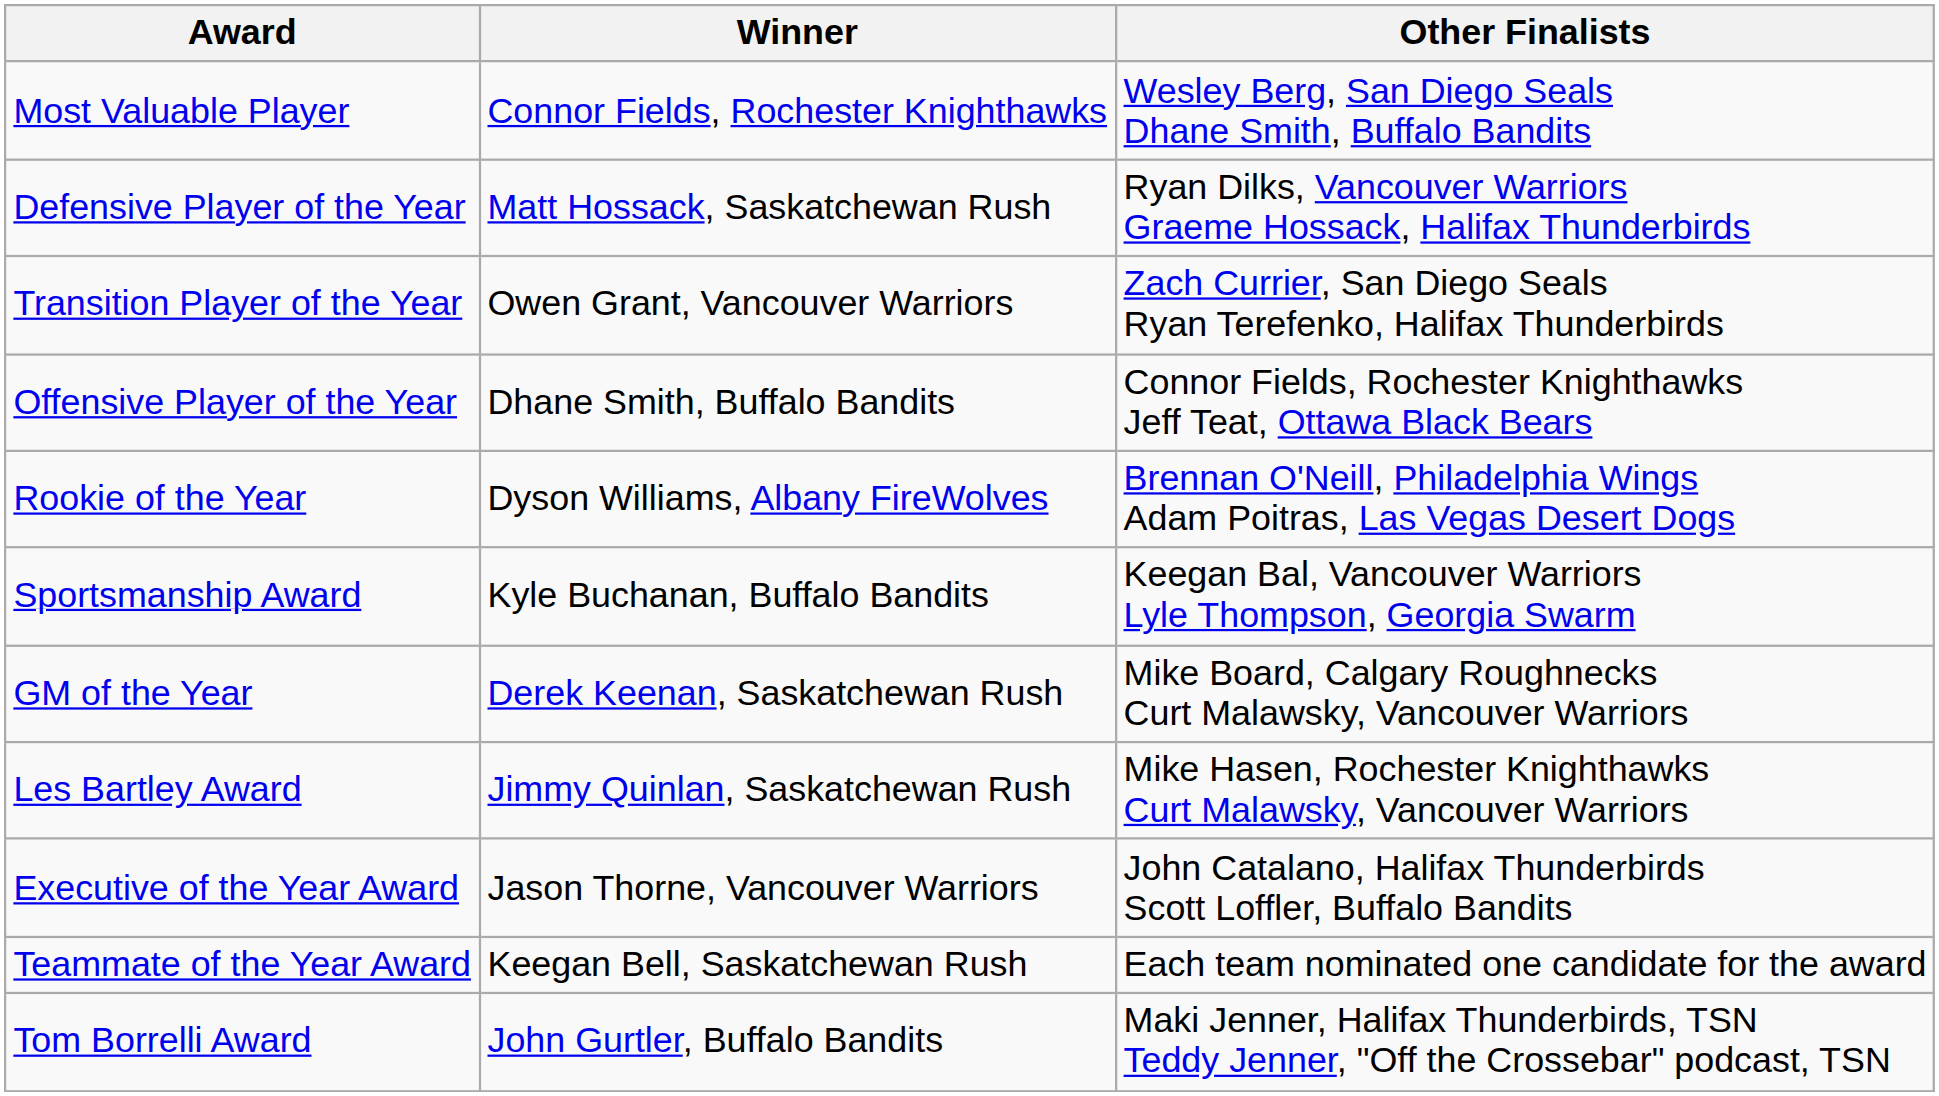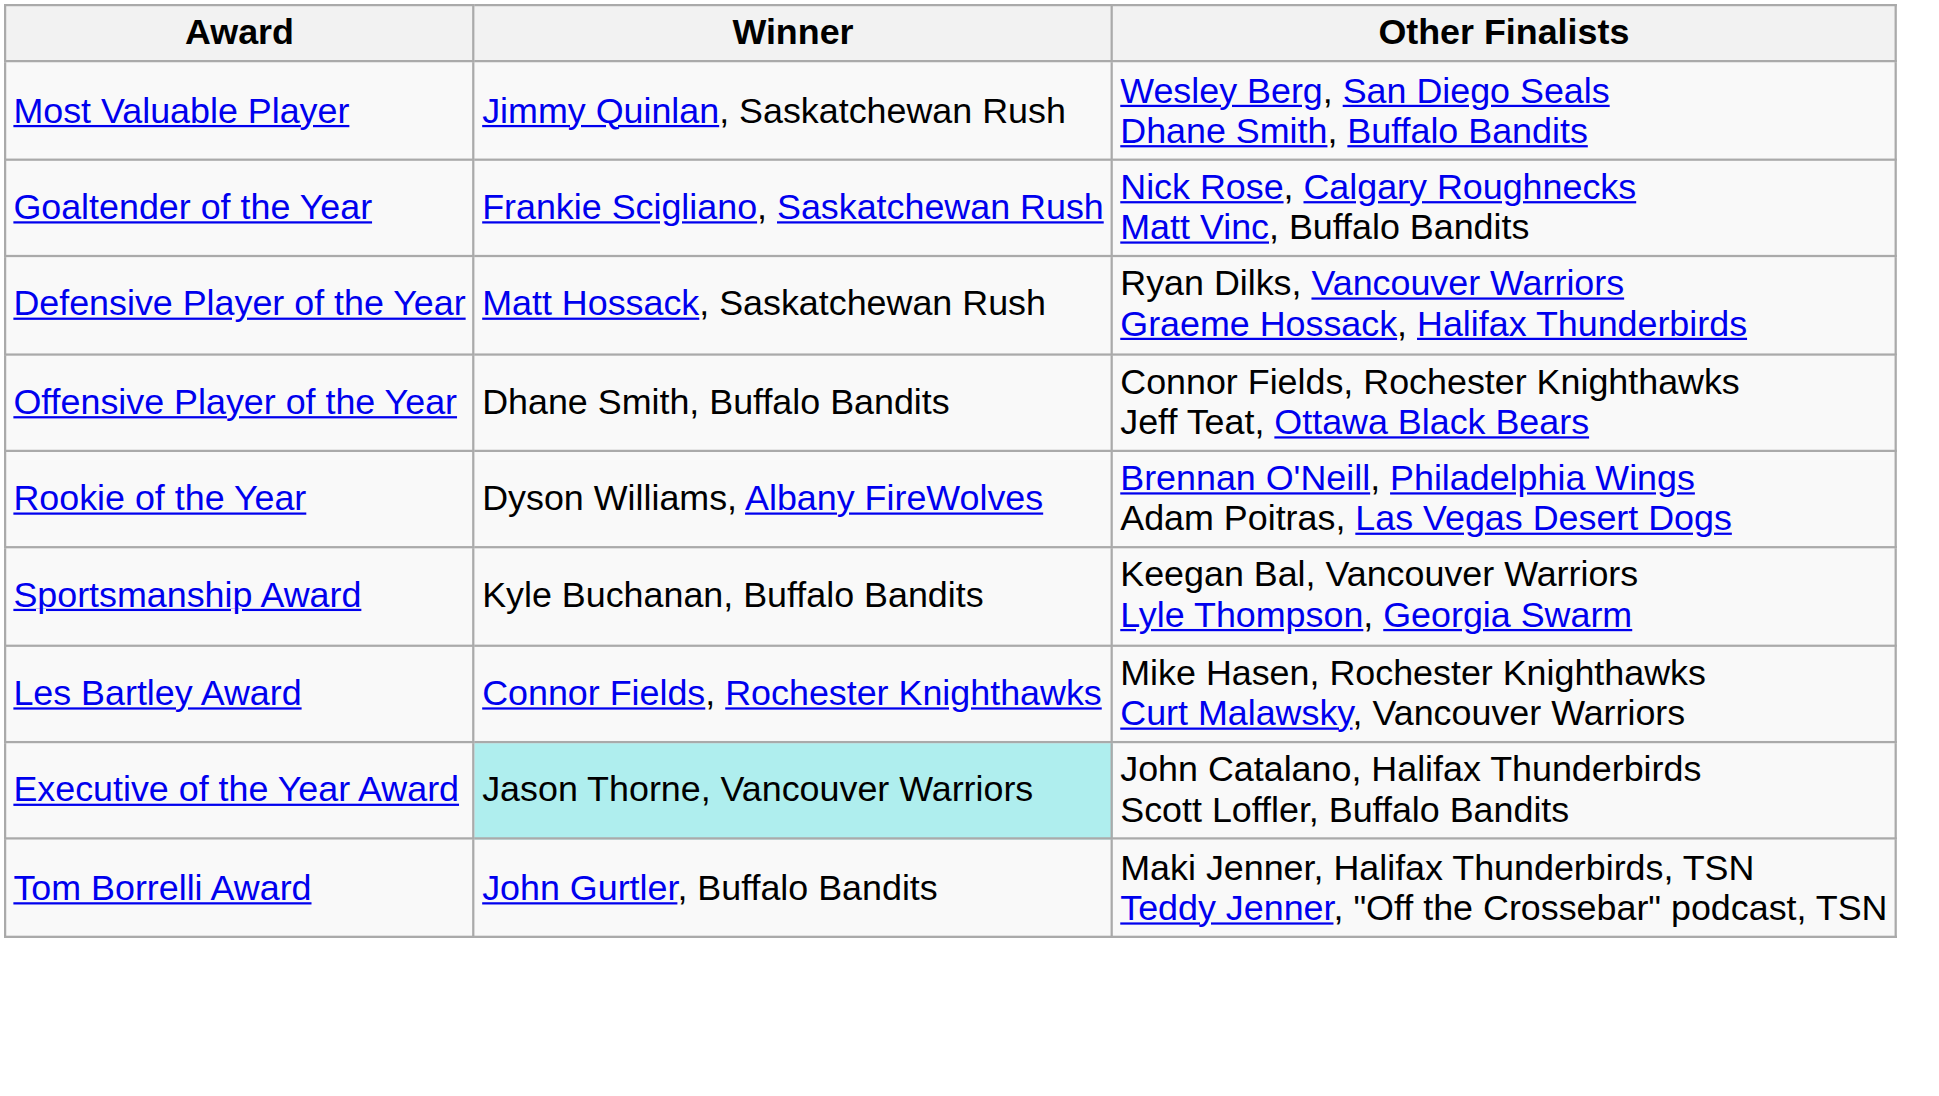(797, 109) Connor Fields, Rochester Knighthawks -> (774, 109) Jimmy Quinlan, Saskatchewan Rush
+ row: (193, 207)
- row: (238, 304)
- row: (133, 692)
(779, 790) Jimmy Quinlan, Saskatchewan Rush -> (792, 692) Connor Fields, Rochester Knighthawks
(763, 887) no background -> (758, 790) paleturquoise background
- row: (242, 964)
